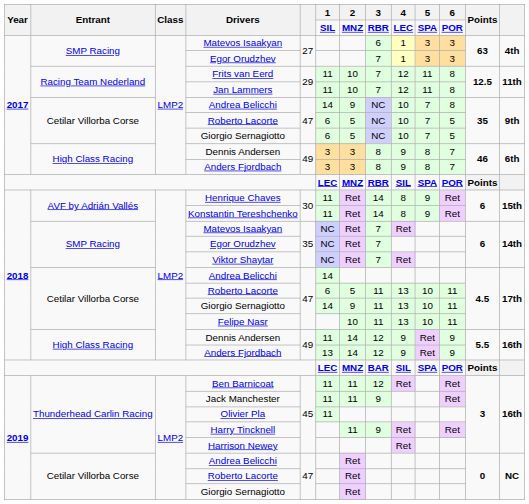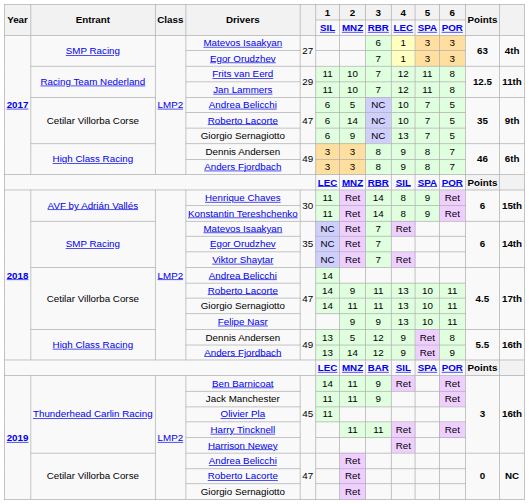(328, 105) 14 -> (328, 105) 6
(353, 105) 9 -> (353, 105) 5
(452, 105) 8 -> (452, 105) 5
(353, 121) 5 -> (353, 121) 14
(353, 136) 5 -> (353, 136) 9
(403, 136) 10 -> (403, 136) 13
(328, 291) 6 -> (328, 291) 14
(353, 291) 5 -> (353, 291) 9
(353, 306) 9 -> (353, 306) 11
(353, 322) 10 -> (353, 322) 9
(378, 322) 11 -> (378, 322) 9
(328, 337) 11 -> (328, 337) 13
(353, 337) 14 -> (353, 337) 5
(452, 337) 9 -> (452, 337) 8
(328, 384) 11 -> (328, 384) 14
(378, 384) 12 -> (378, 384) 9
(378, 430) 9 -> (378, 430) 11
